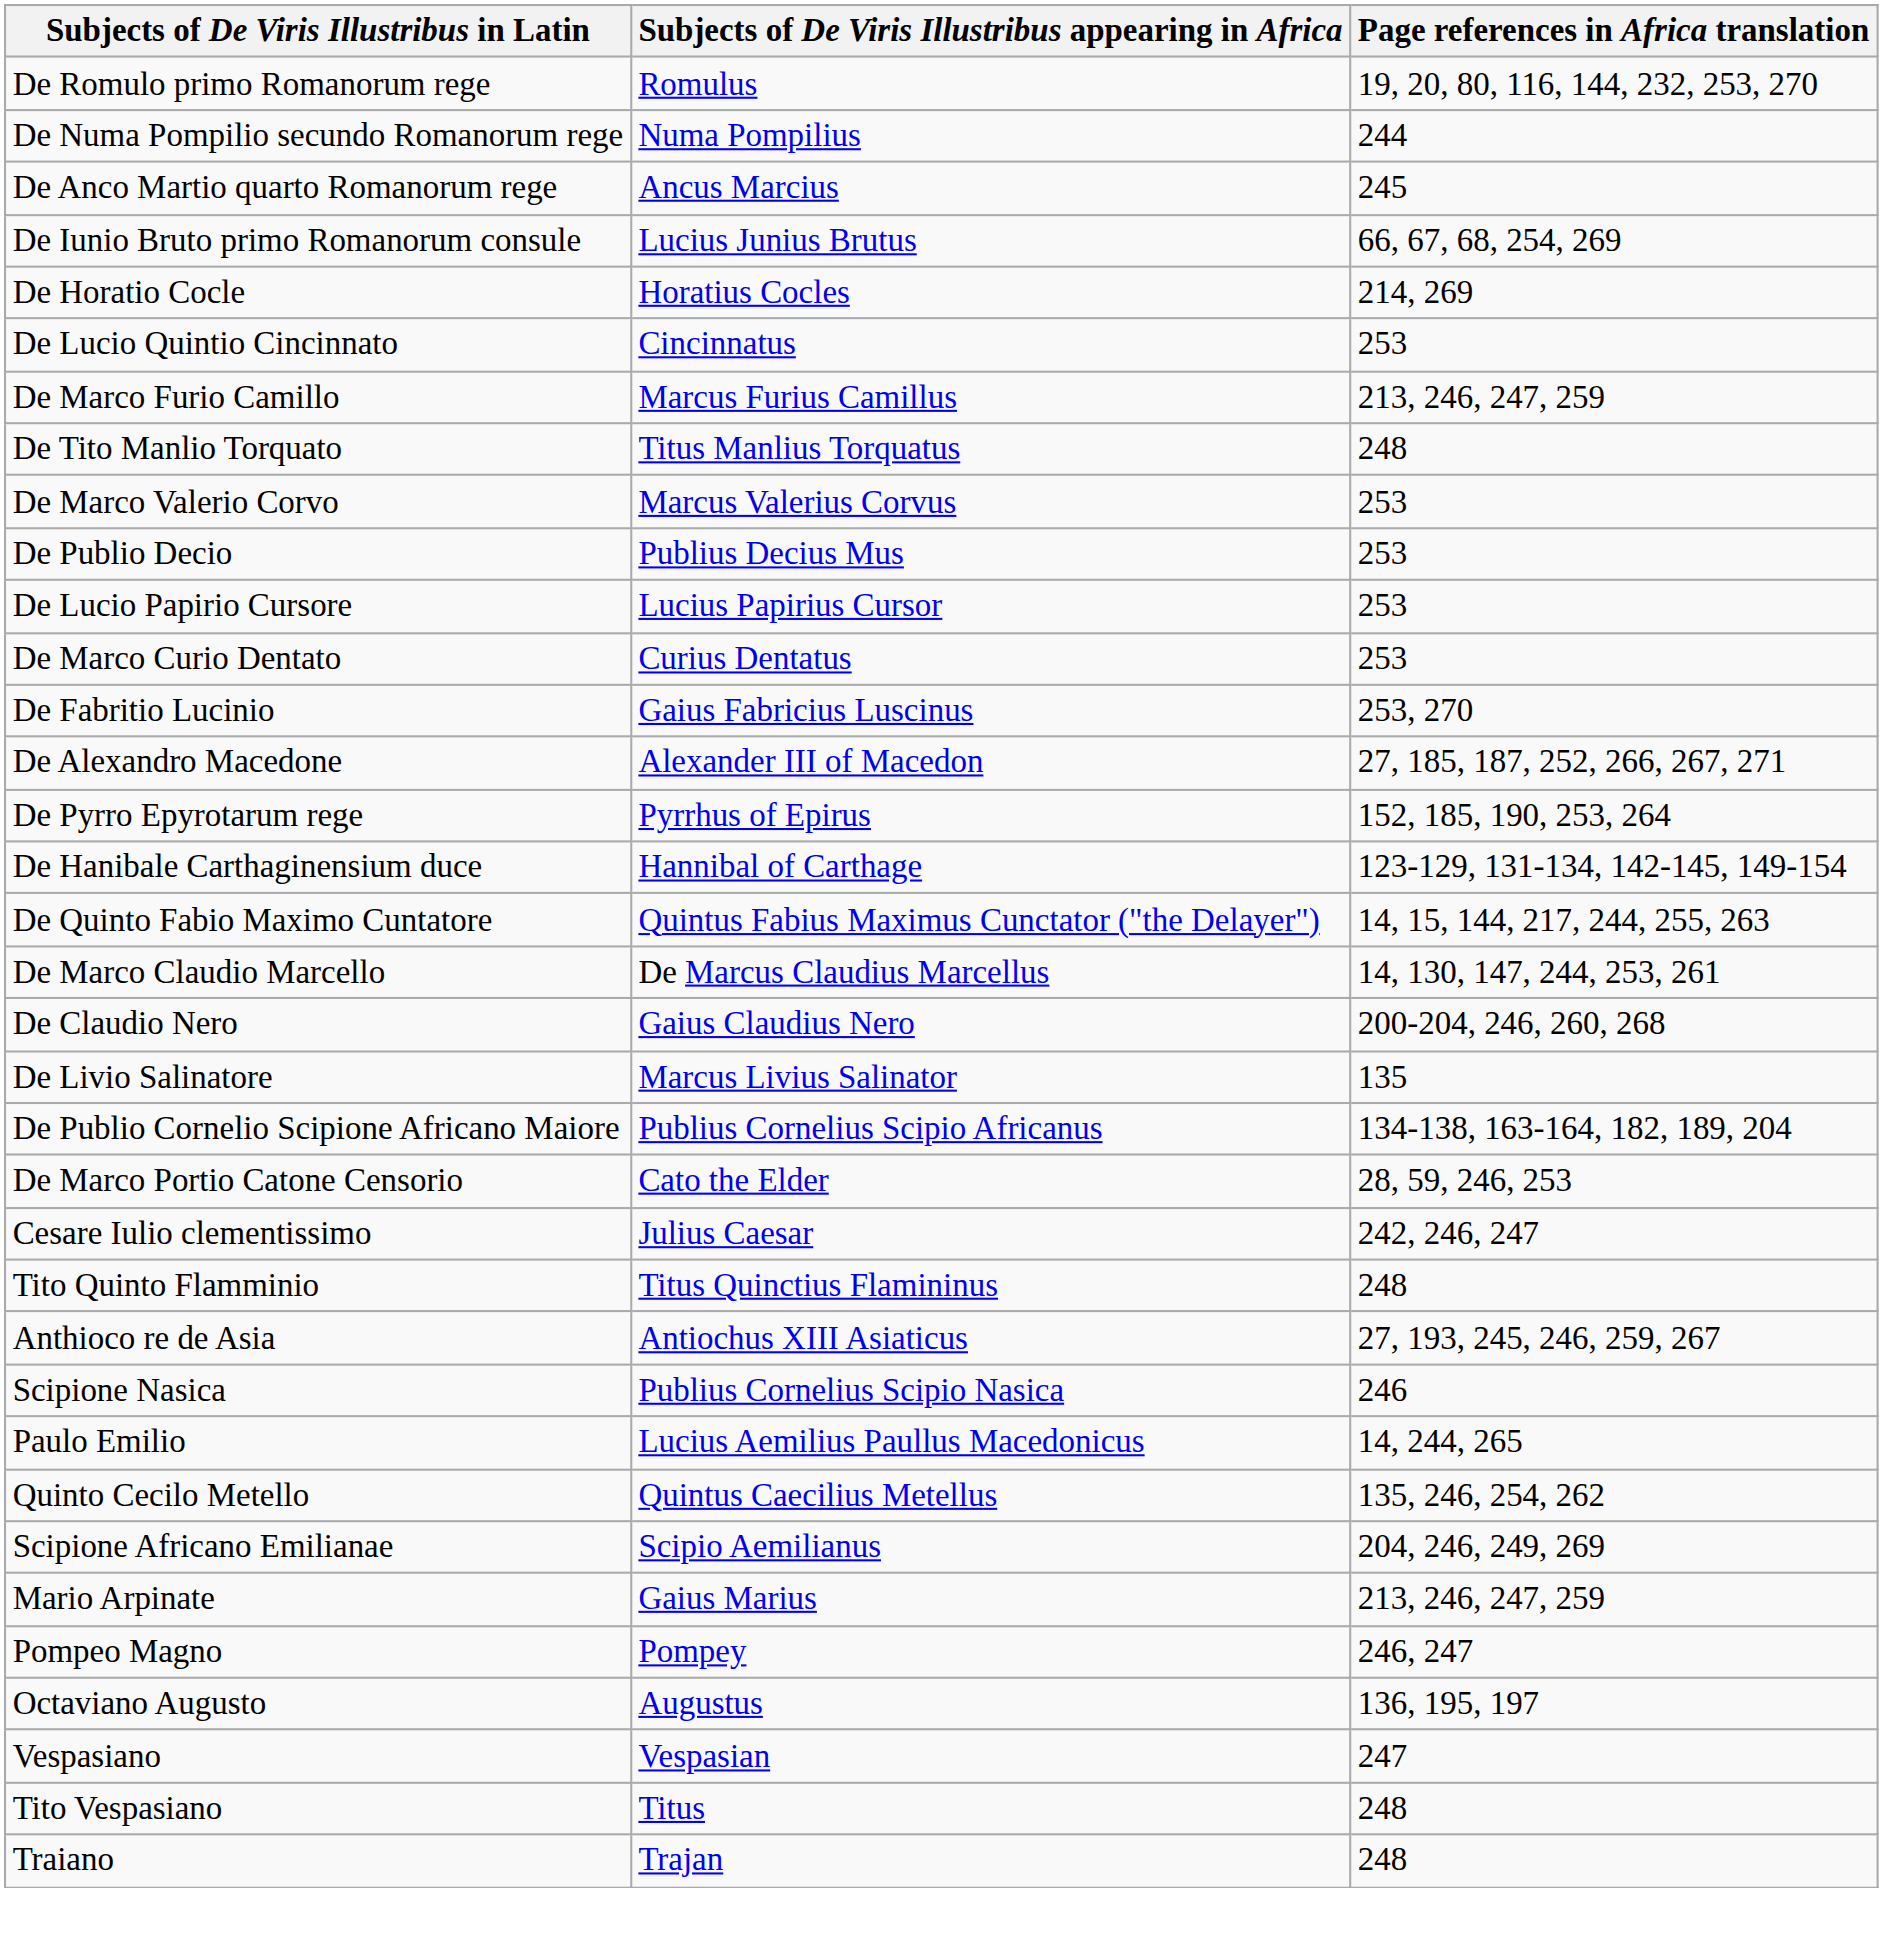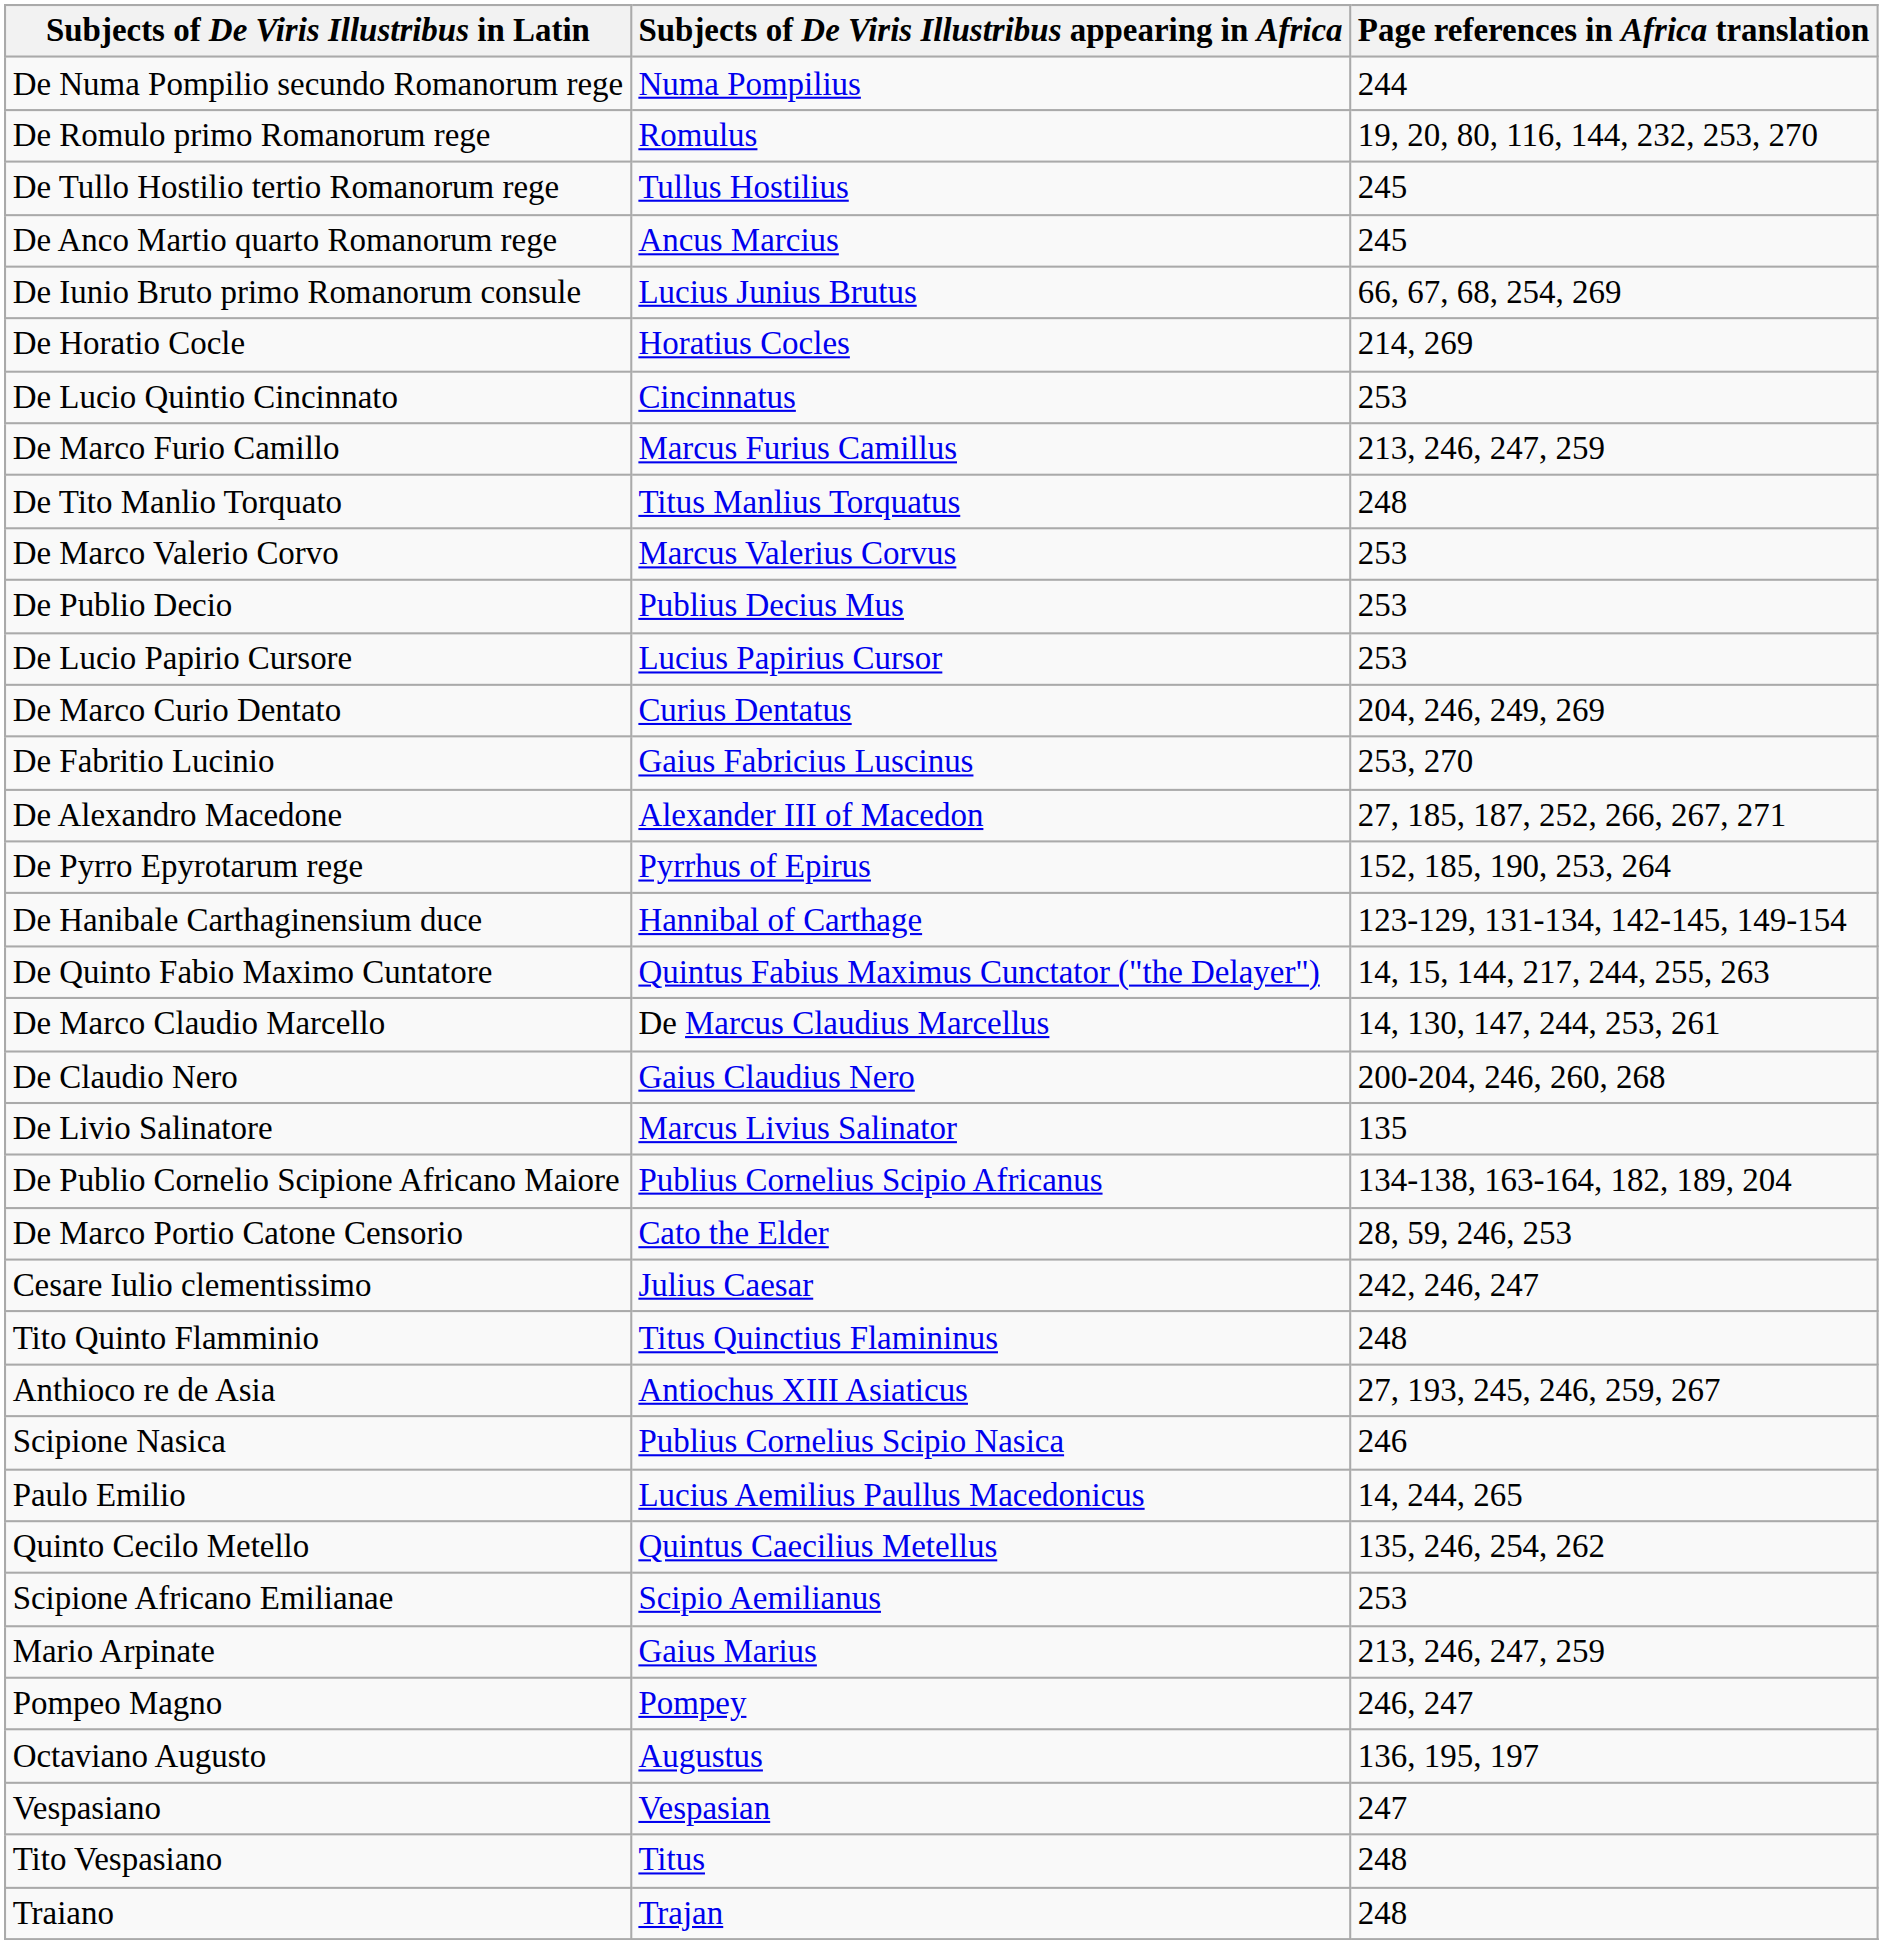rows swapped: (252, 82) <-> (318, 135)
+ row: (286, 187)
(1383, 657) 253 -> (1481, 710) 204, 246, 249, 269
(1481, 1546) 204, 246, 249, 269 -> (1383, 1598) 253
